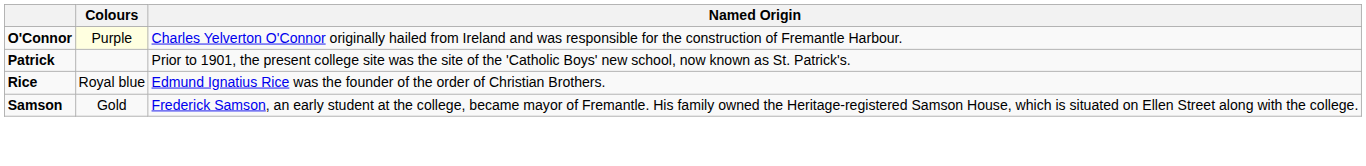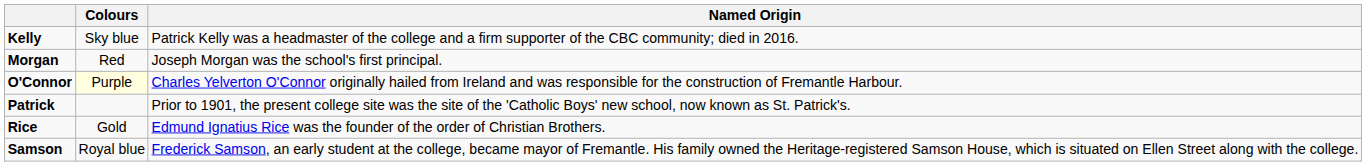+ row: (25, 37)
+ row: (33, 60)
(112, 82) Royal blue -> (112, 127) Gold
(112, 104) Gold -> (112, 149) Royal blue
